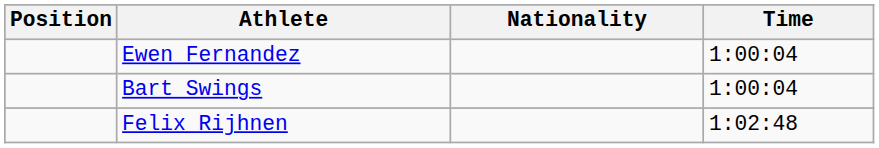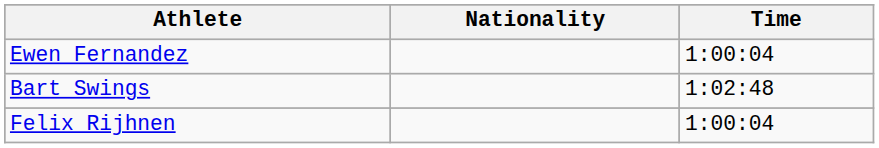- column: (61, 22)
(754, 91) 1:00:04 -> (730, 91) 1:02:48
(754, 125) 1:02:48 -> (730, 125) 1:00:04
